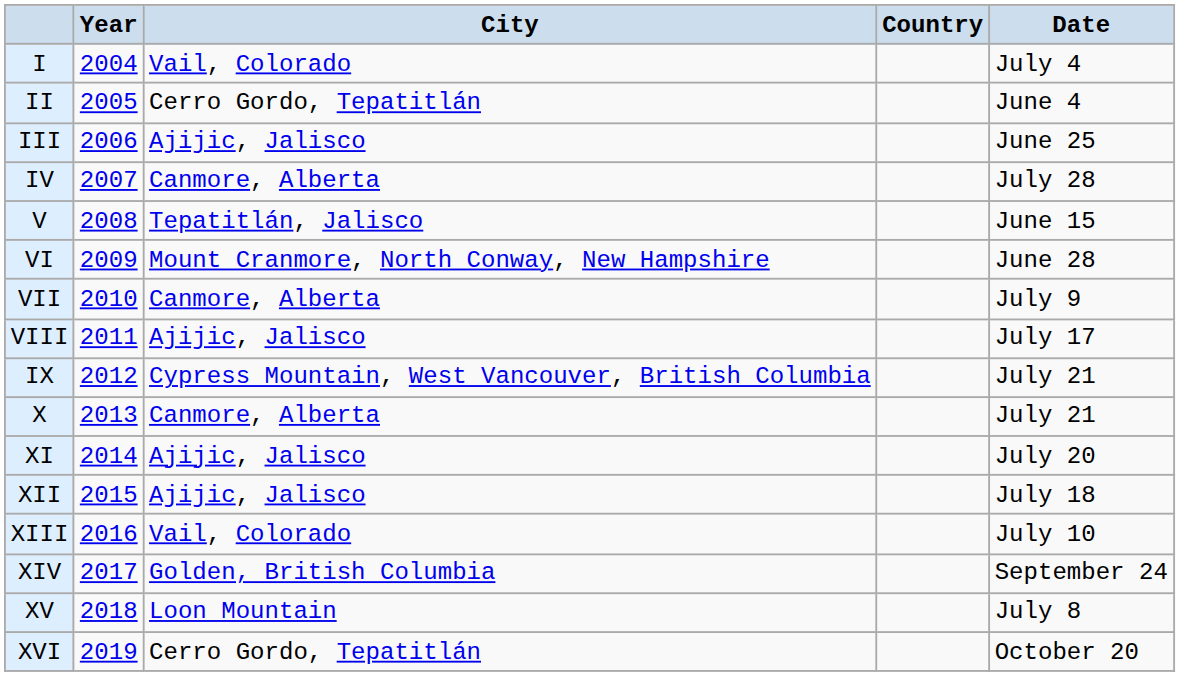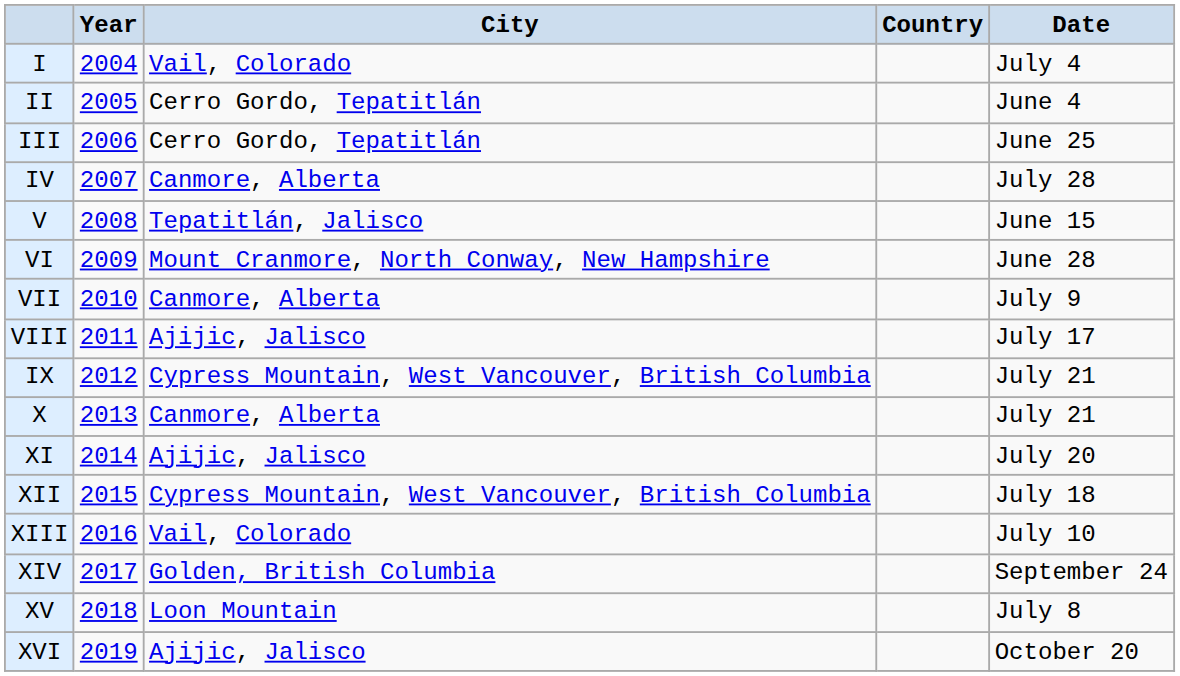(257, 142) Ajijic, Jalisco -> (315, 142) Cerro Gordo, Tepatitlán
(257, 495) Ajijic, Jalisco -> (510, 495) Cypress Mountain, West Vancouver, British Columbia
(315, 652) Cerro Gordo, Tepatitlán -> (257, 652) Ajijic, Jalisco
